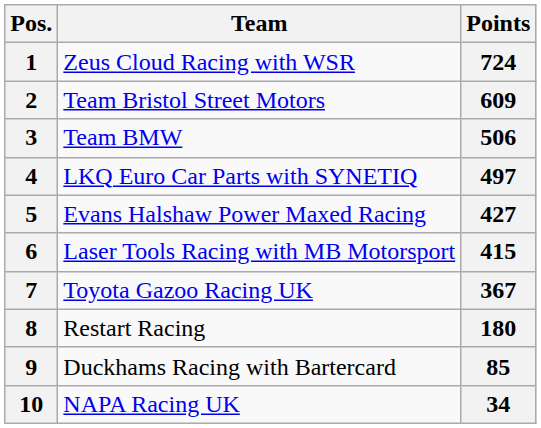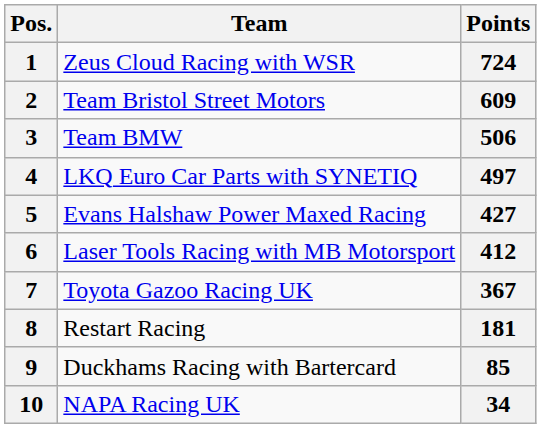(498, 251) 415 -> (498, 251) 412
(498, 328) 180 -> (498, 328) 181
